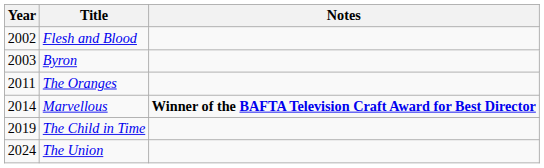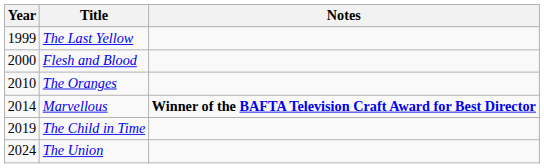+ row: (88, 38)
(22, 38) 2002 -> (22, 60) 2000
- row: (60, 60)
(22, 83) 2011 -> (22, 83) 2010
